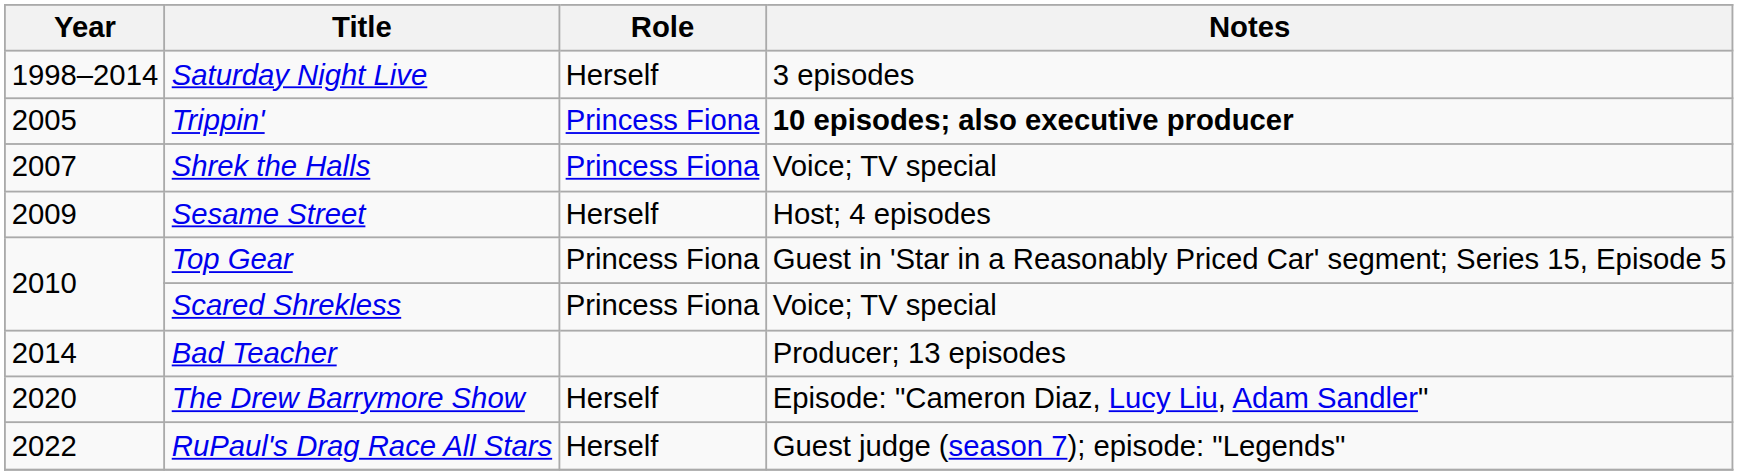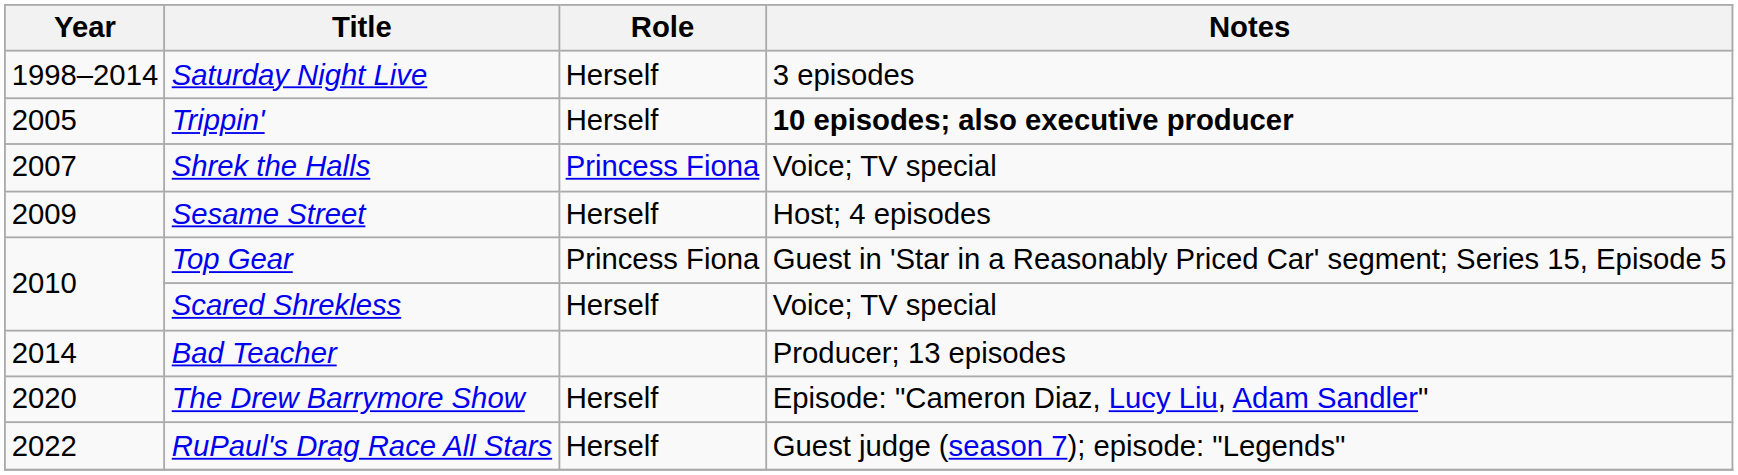(662, 120) Princess Fiona -> (612, 120) Herself
(662, 306) Princess Fiona -> (612, 306) Herself
